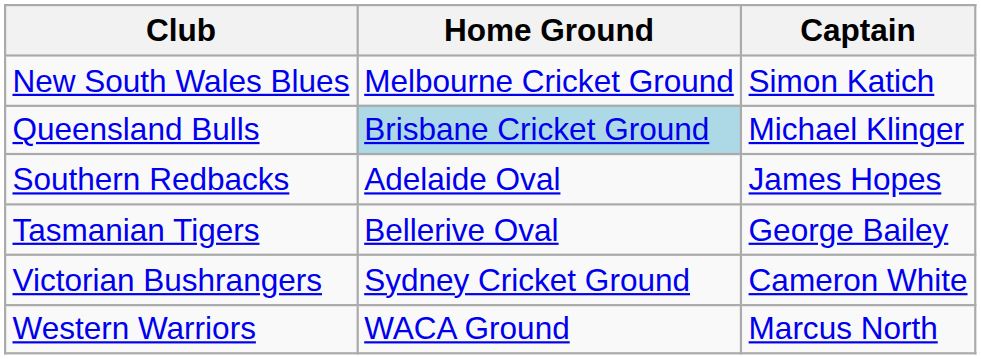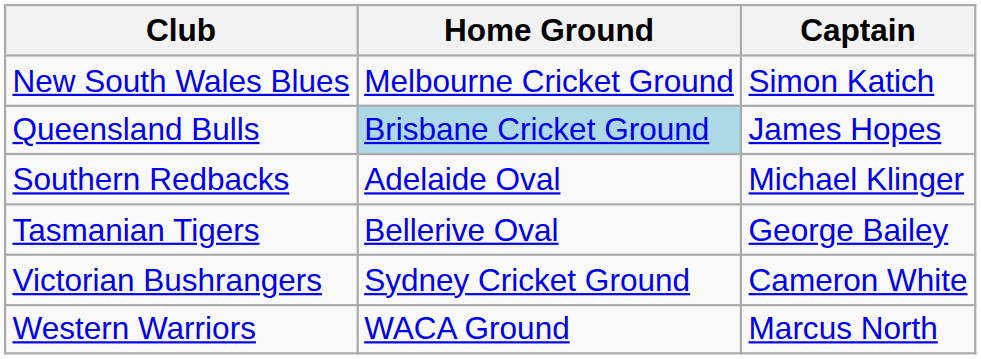(856, 130) Michael Klinger -> (845, 130) James Hopes
(845, 180) James Hopes -> (856, 180) Michael Klinger
